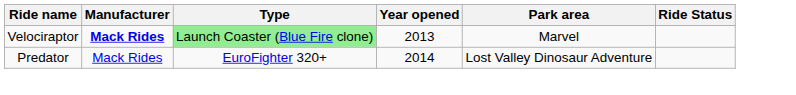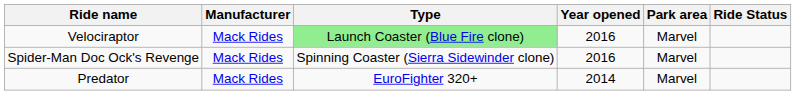(127, 36) bold -> (248, 36) normal
(419, 36) 2013 -> (601, 36) 2016
+ row: (103, 57)
(559, 57) Lost Valley Dinosaur Adventure -> (677, 79) Marvel
